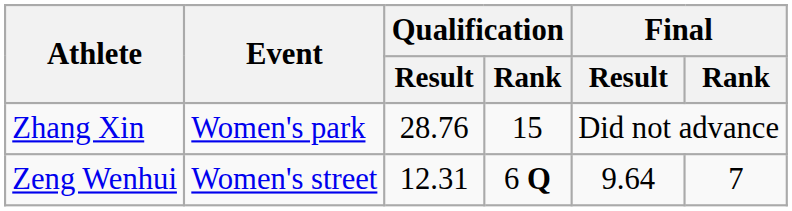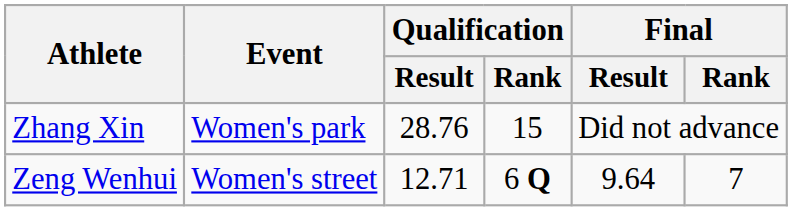(434, 179) 12.31 -> (434, 179) 12.71
